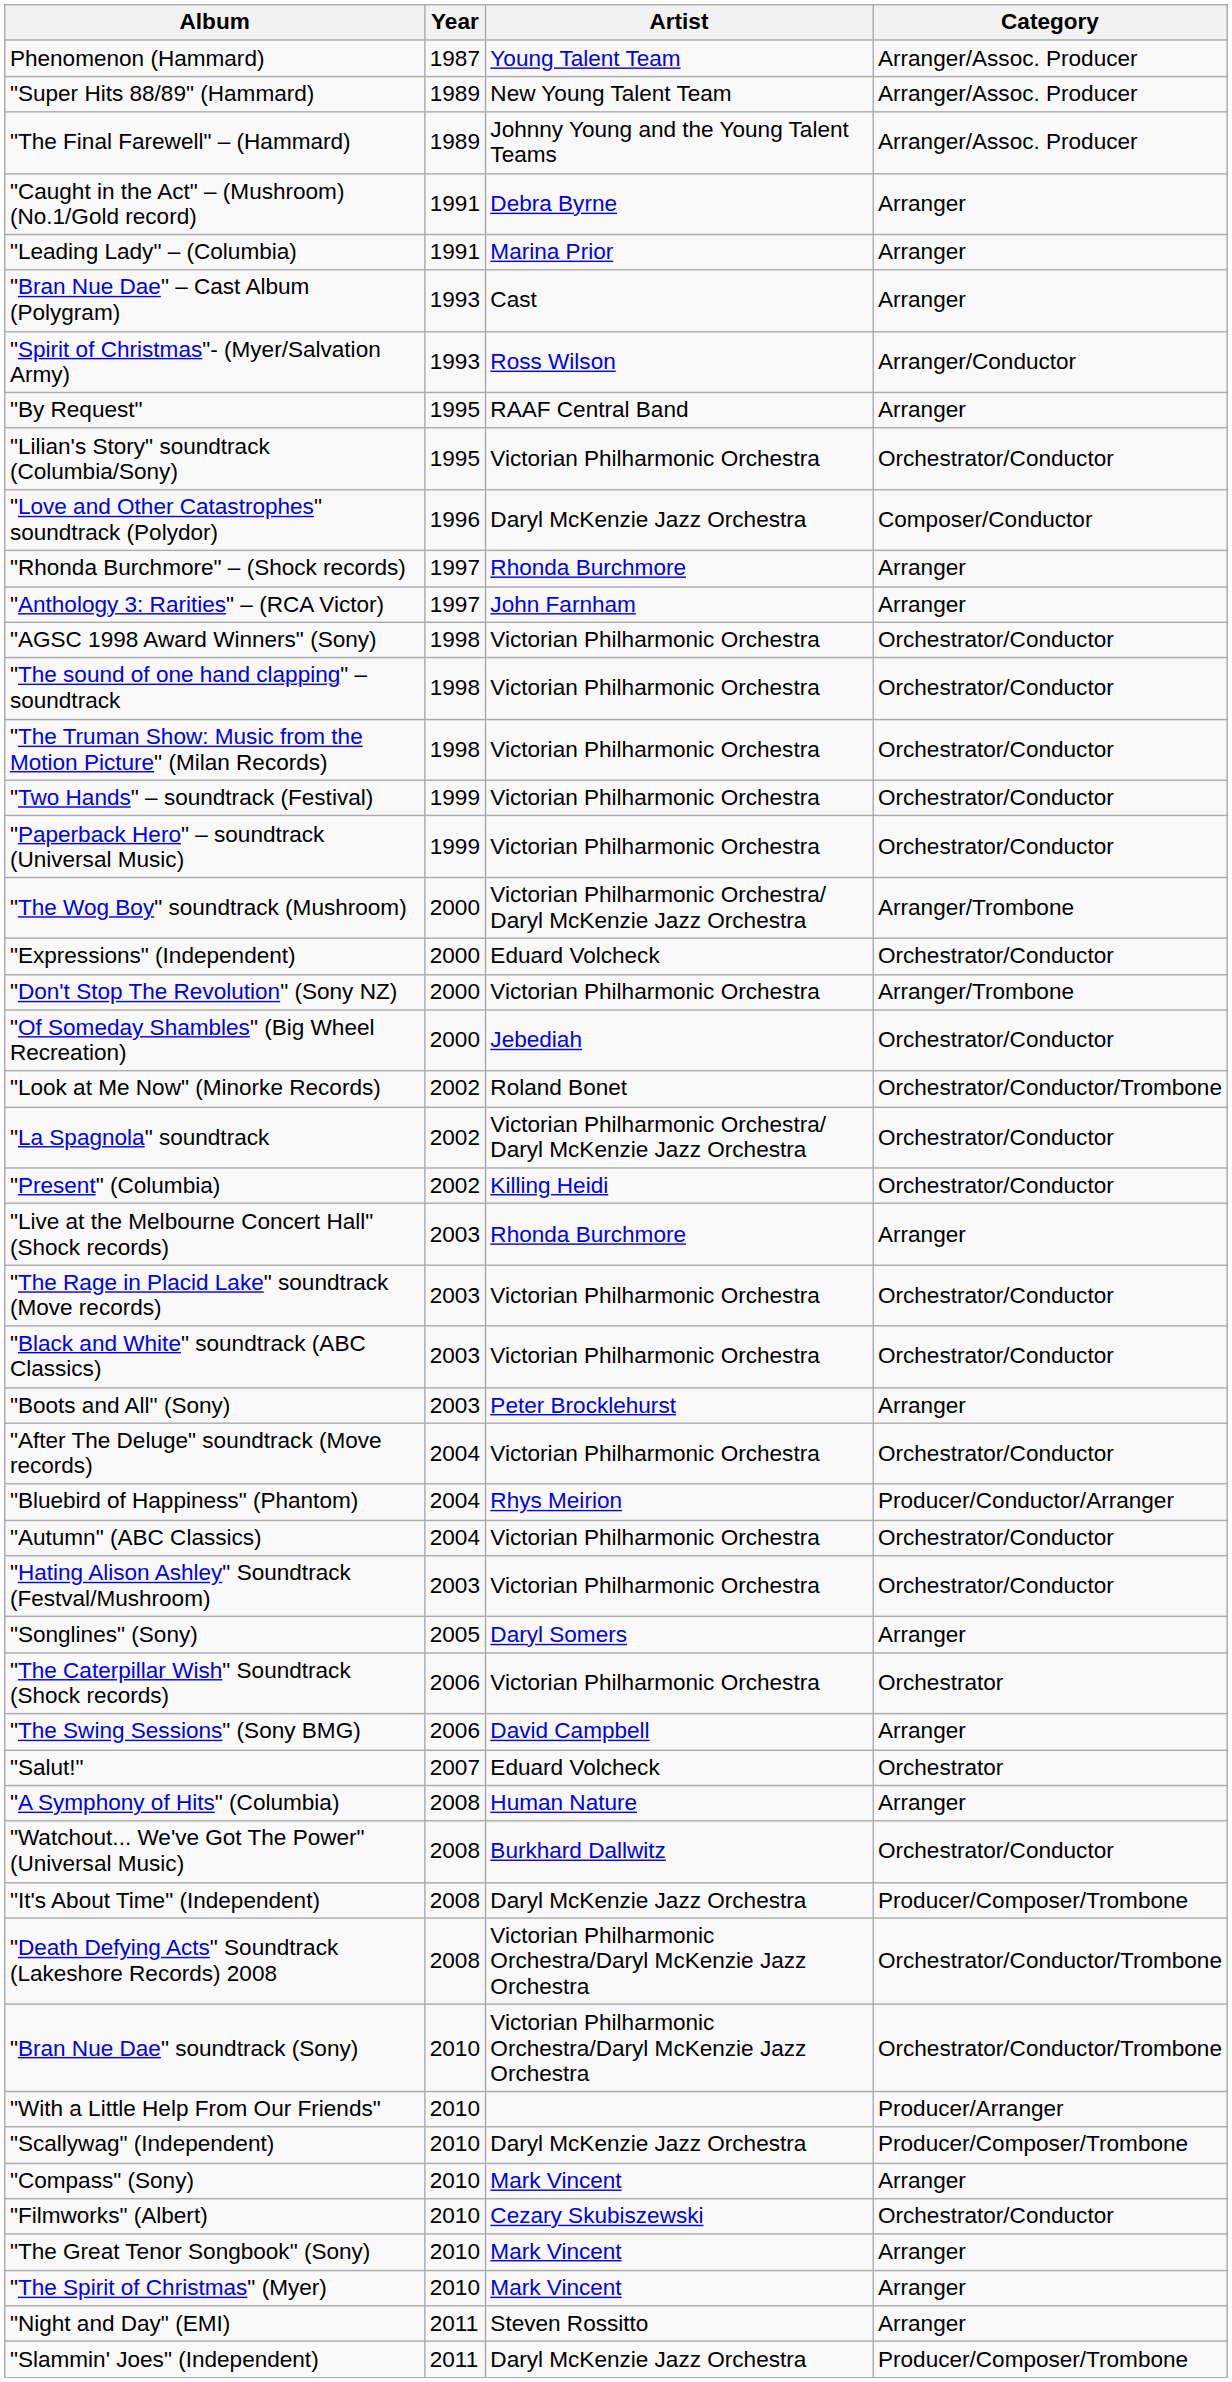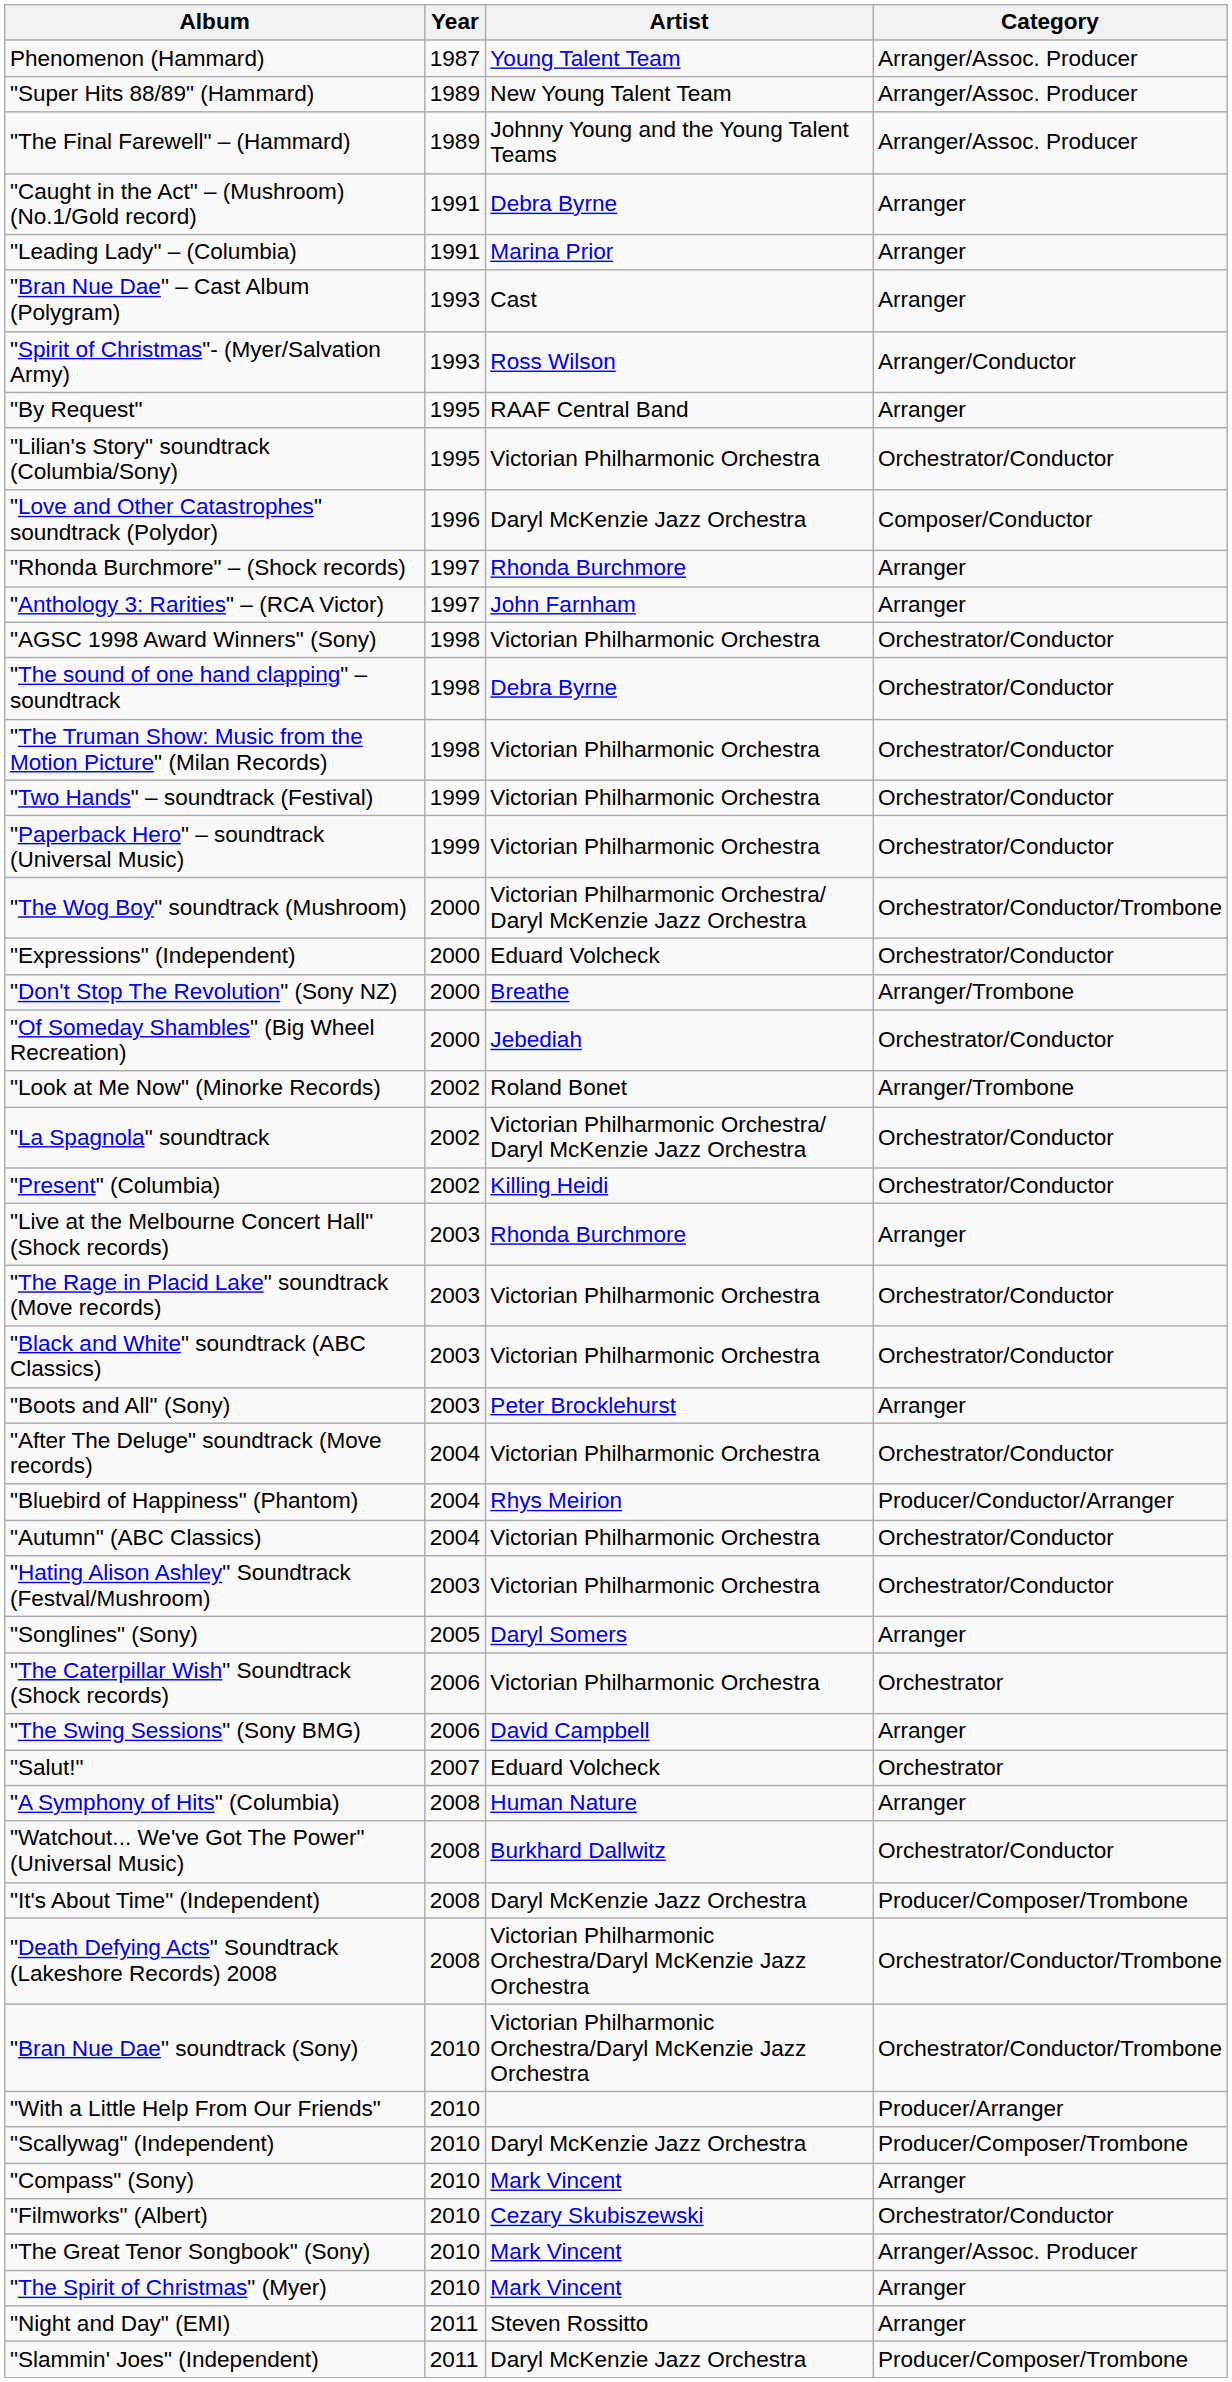(655, 688) Victorian Philharmonic Orchestra -> (554, 688) Debra Byrne
(976, 907) Arranger/Trombone -> (1050, 907) Orchestrator/Conductor/Trombone
(655, 991) Victorian Philharmonic Orchestra -> (530, 991) Breathe
(1050, 1088) Orchestrator/Conductor/Trombone -> (976, 1088) Arranger/Trombone
(922, 2251) Arranger -> (1008, 2251) Arranger/Assoc. Producer
